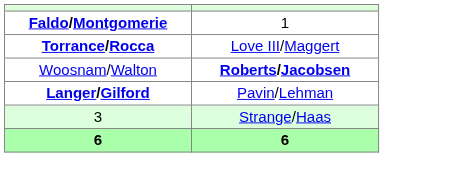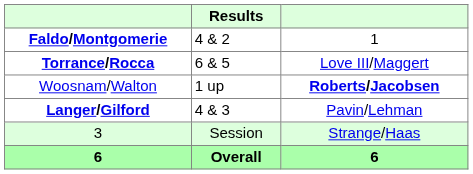+ column: (236, 16)
